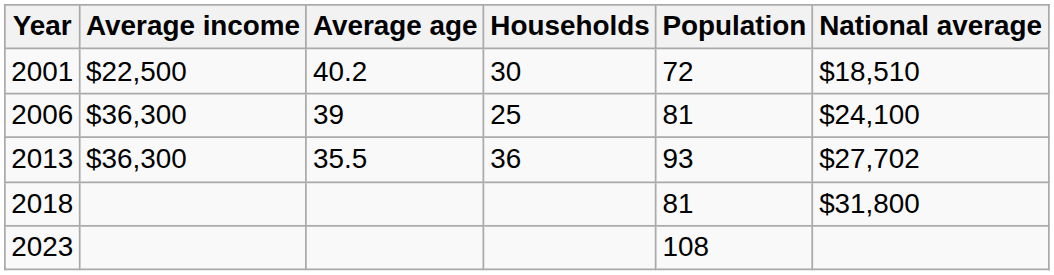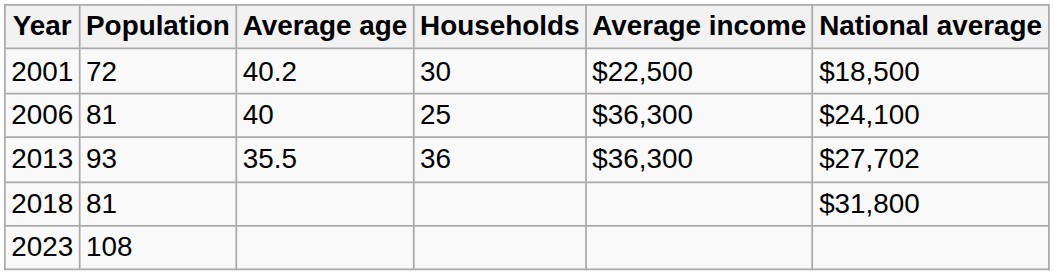columns swapped: (734, 26) <-> (193, 26)
(869, 70) $18,510 -> (869, 70) $18,500
(328, 114) 39 -> (258, 114) 40
